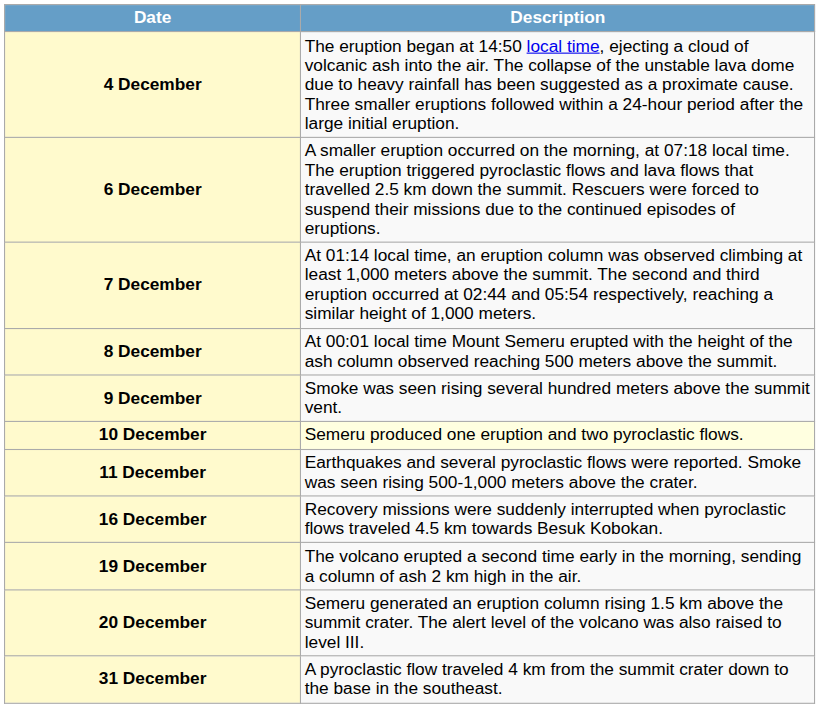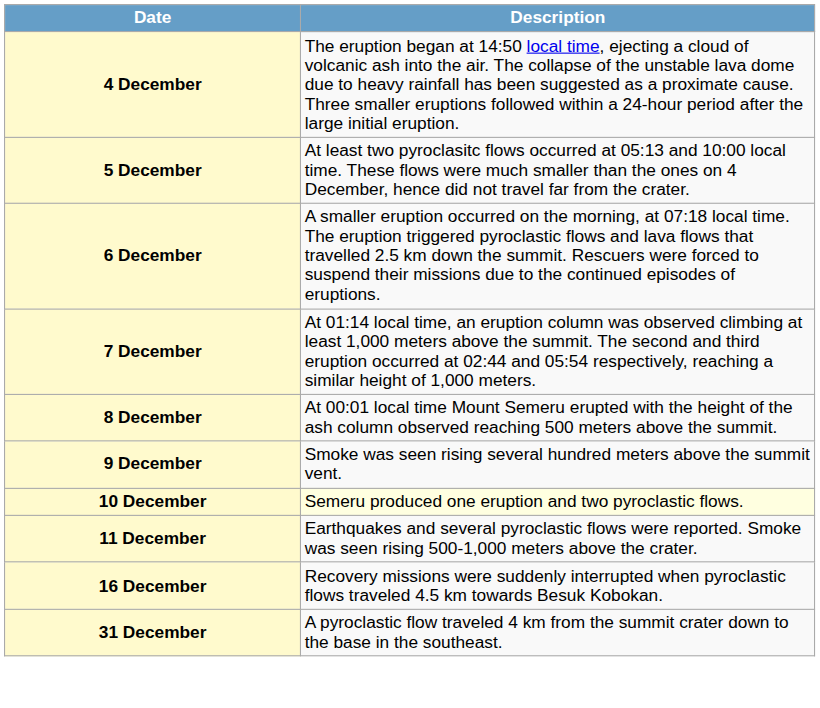+ row: (153, 170)
- row: (153, 566)
- row: (153, 622)
